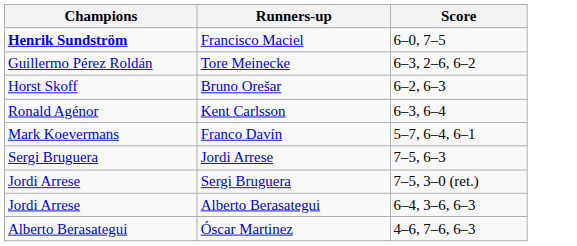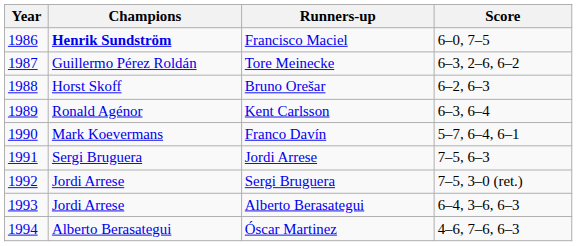+ column: (26, 16)
